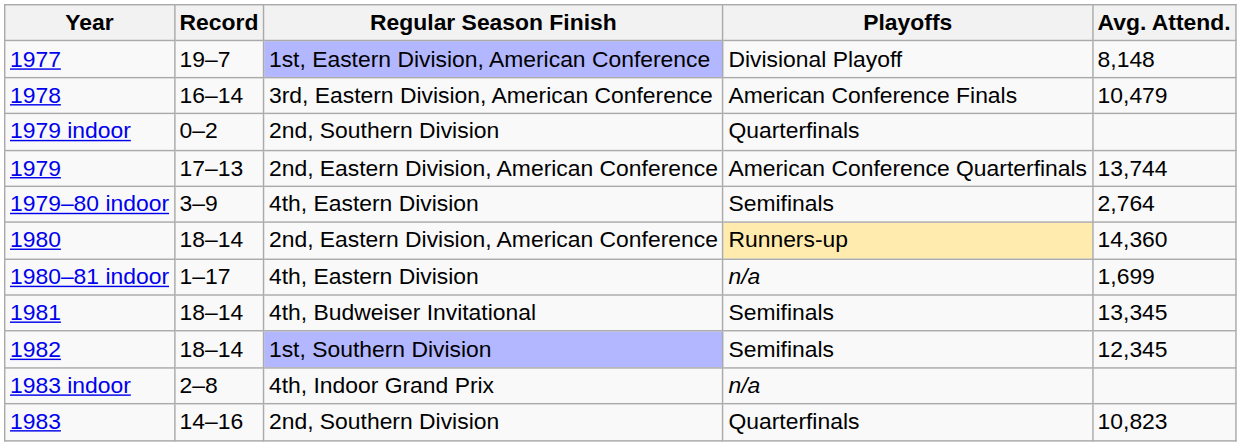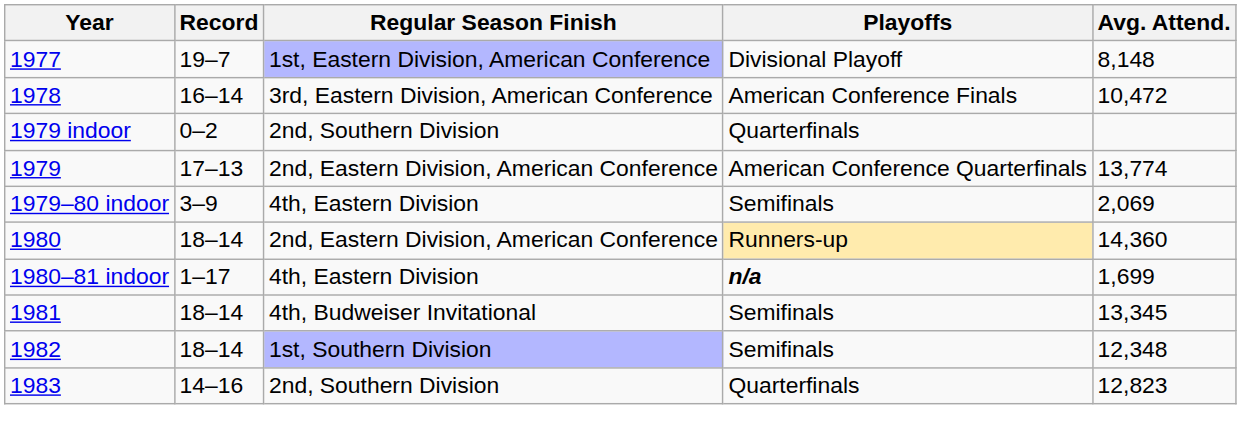(1133, 95) 10,479 -> (1133, 95) 10,472
(1133, 167) 13,744 -> (1133, 167) 13,774
(1126, 204) 2,764 -> (1126, 204) 2,069
(744, 276) normal -> (745, 276) bold
(1133, 349) 12,345 -> (1133, 349) 12,348
- row: (70, 385)
(1133, 421) 10,823 -> (1133, 385) 12,823
